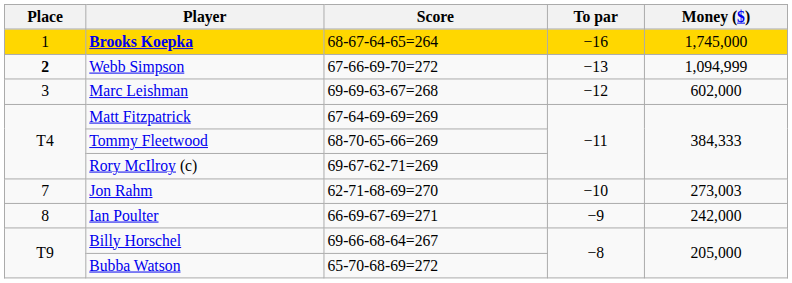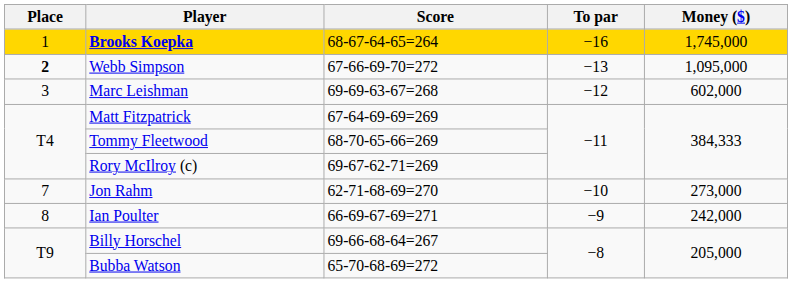(716, 66) 1,094,999 -> (716, 66) 1,095,000
(716, 191) 273,003 -> (716, 191) 273,000
